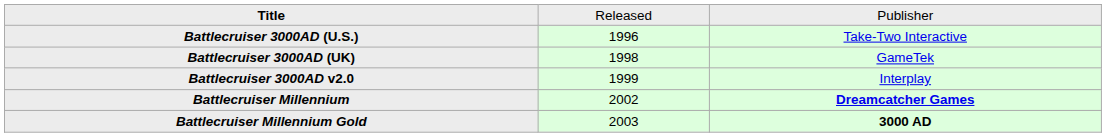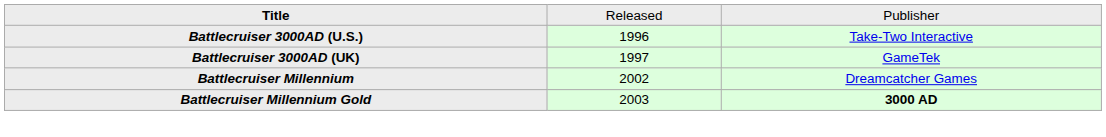(624, 57) 1998 -> (634, 57) 1997
- row: (271, 78)
(905, 100) bold -> (911, 78) normal
